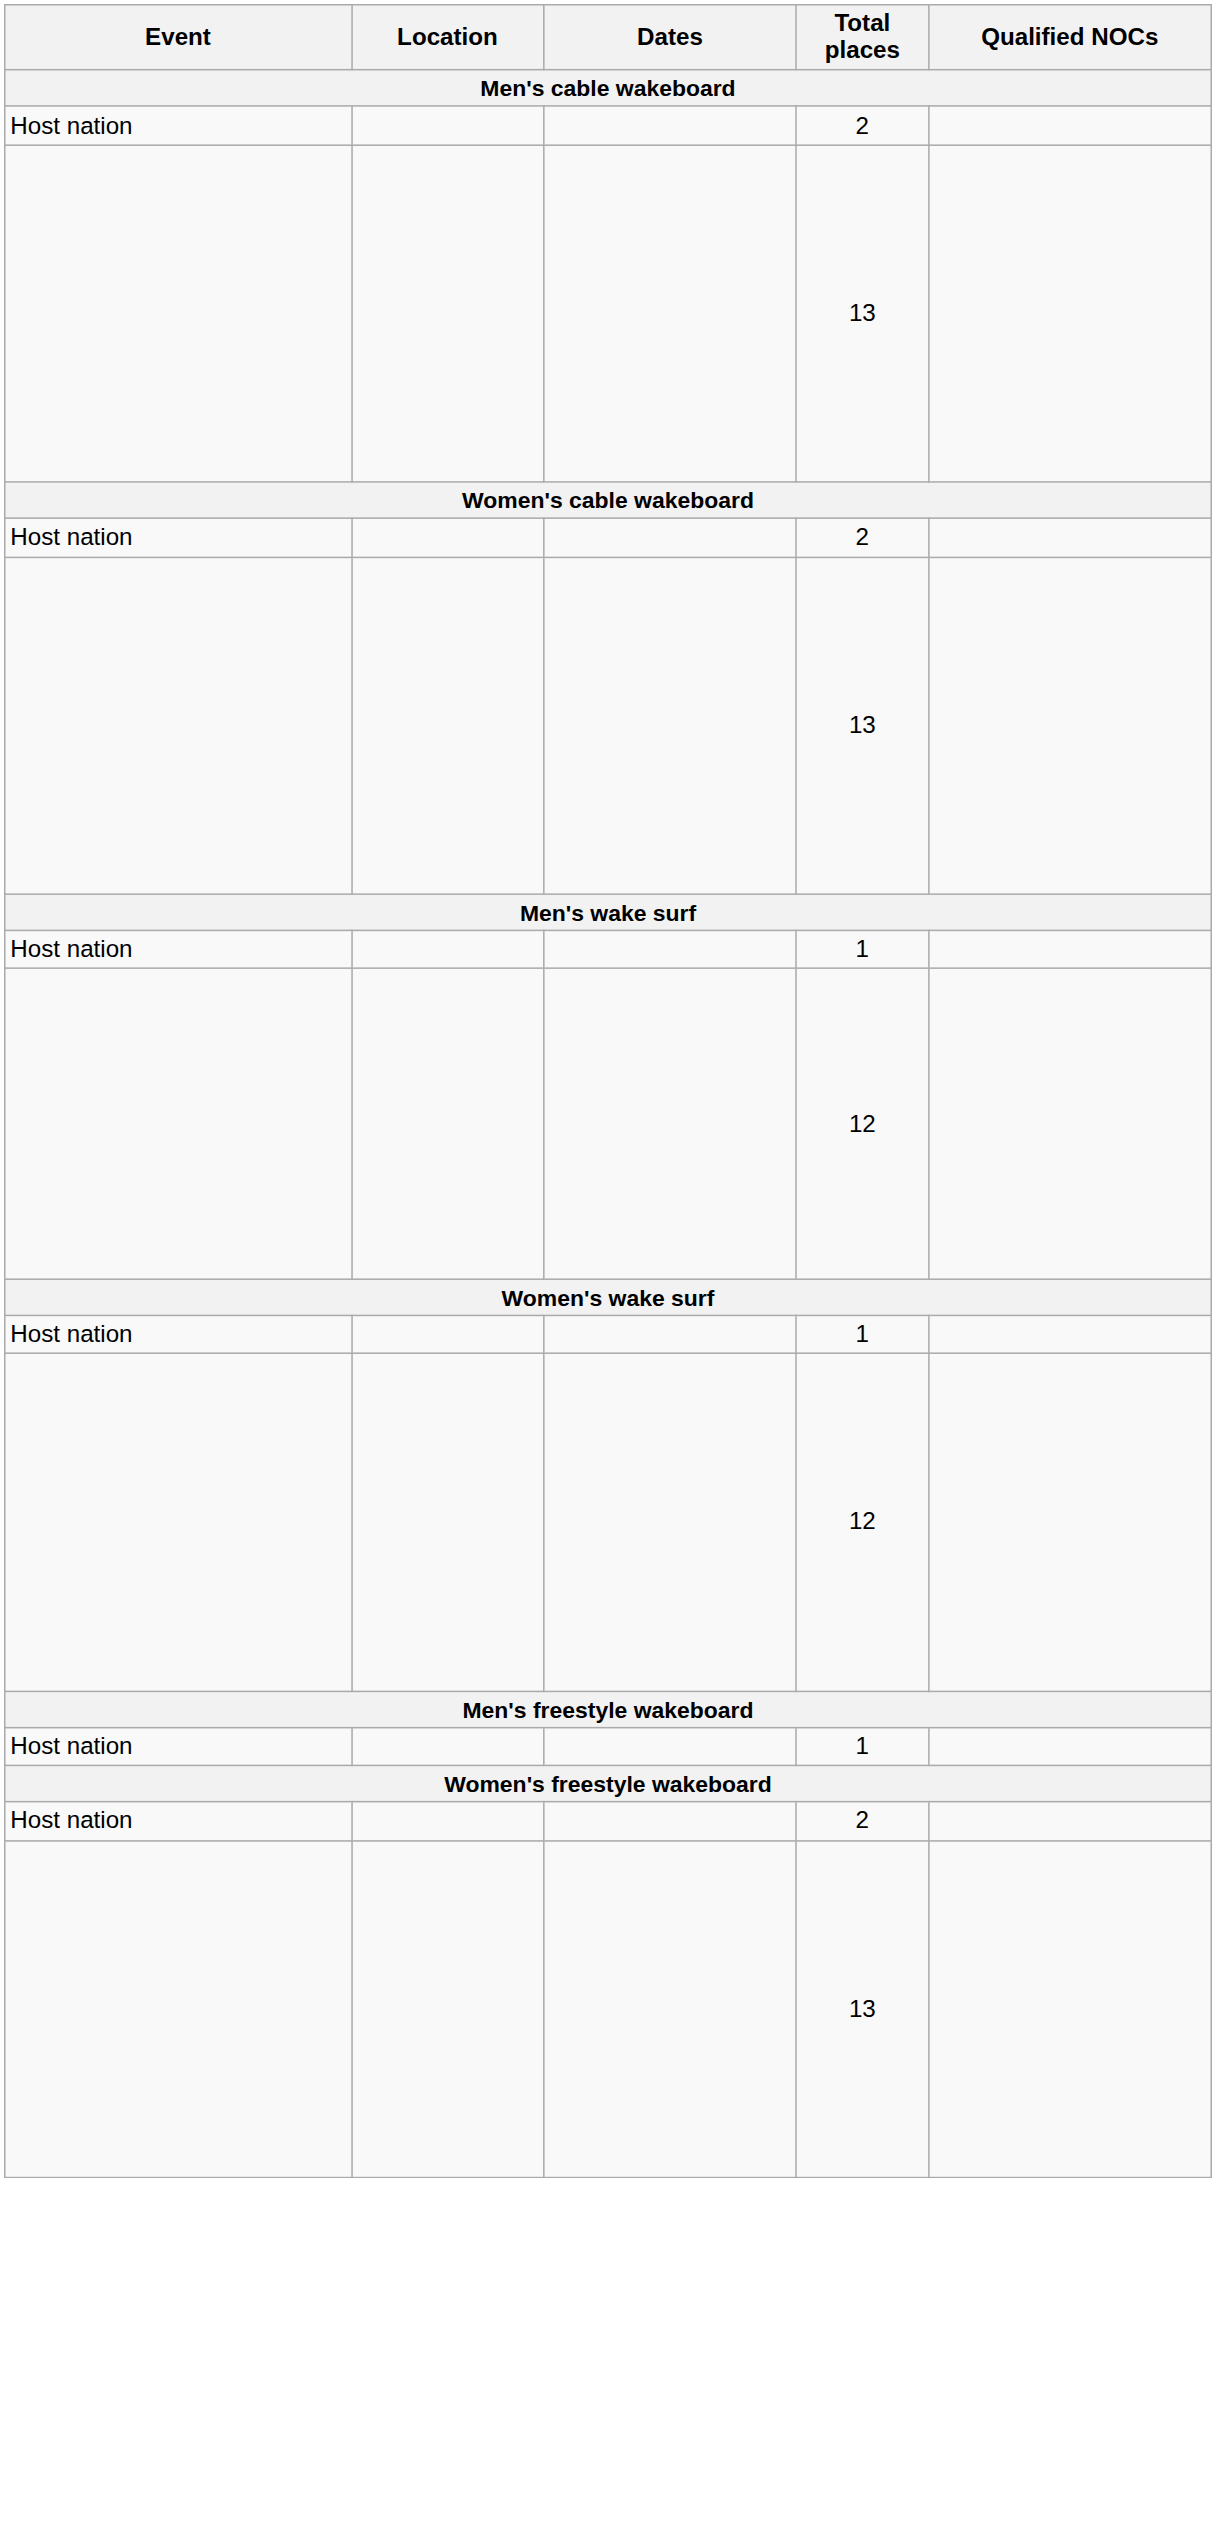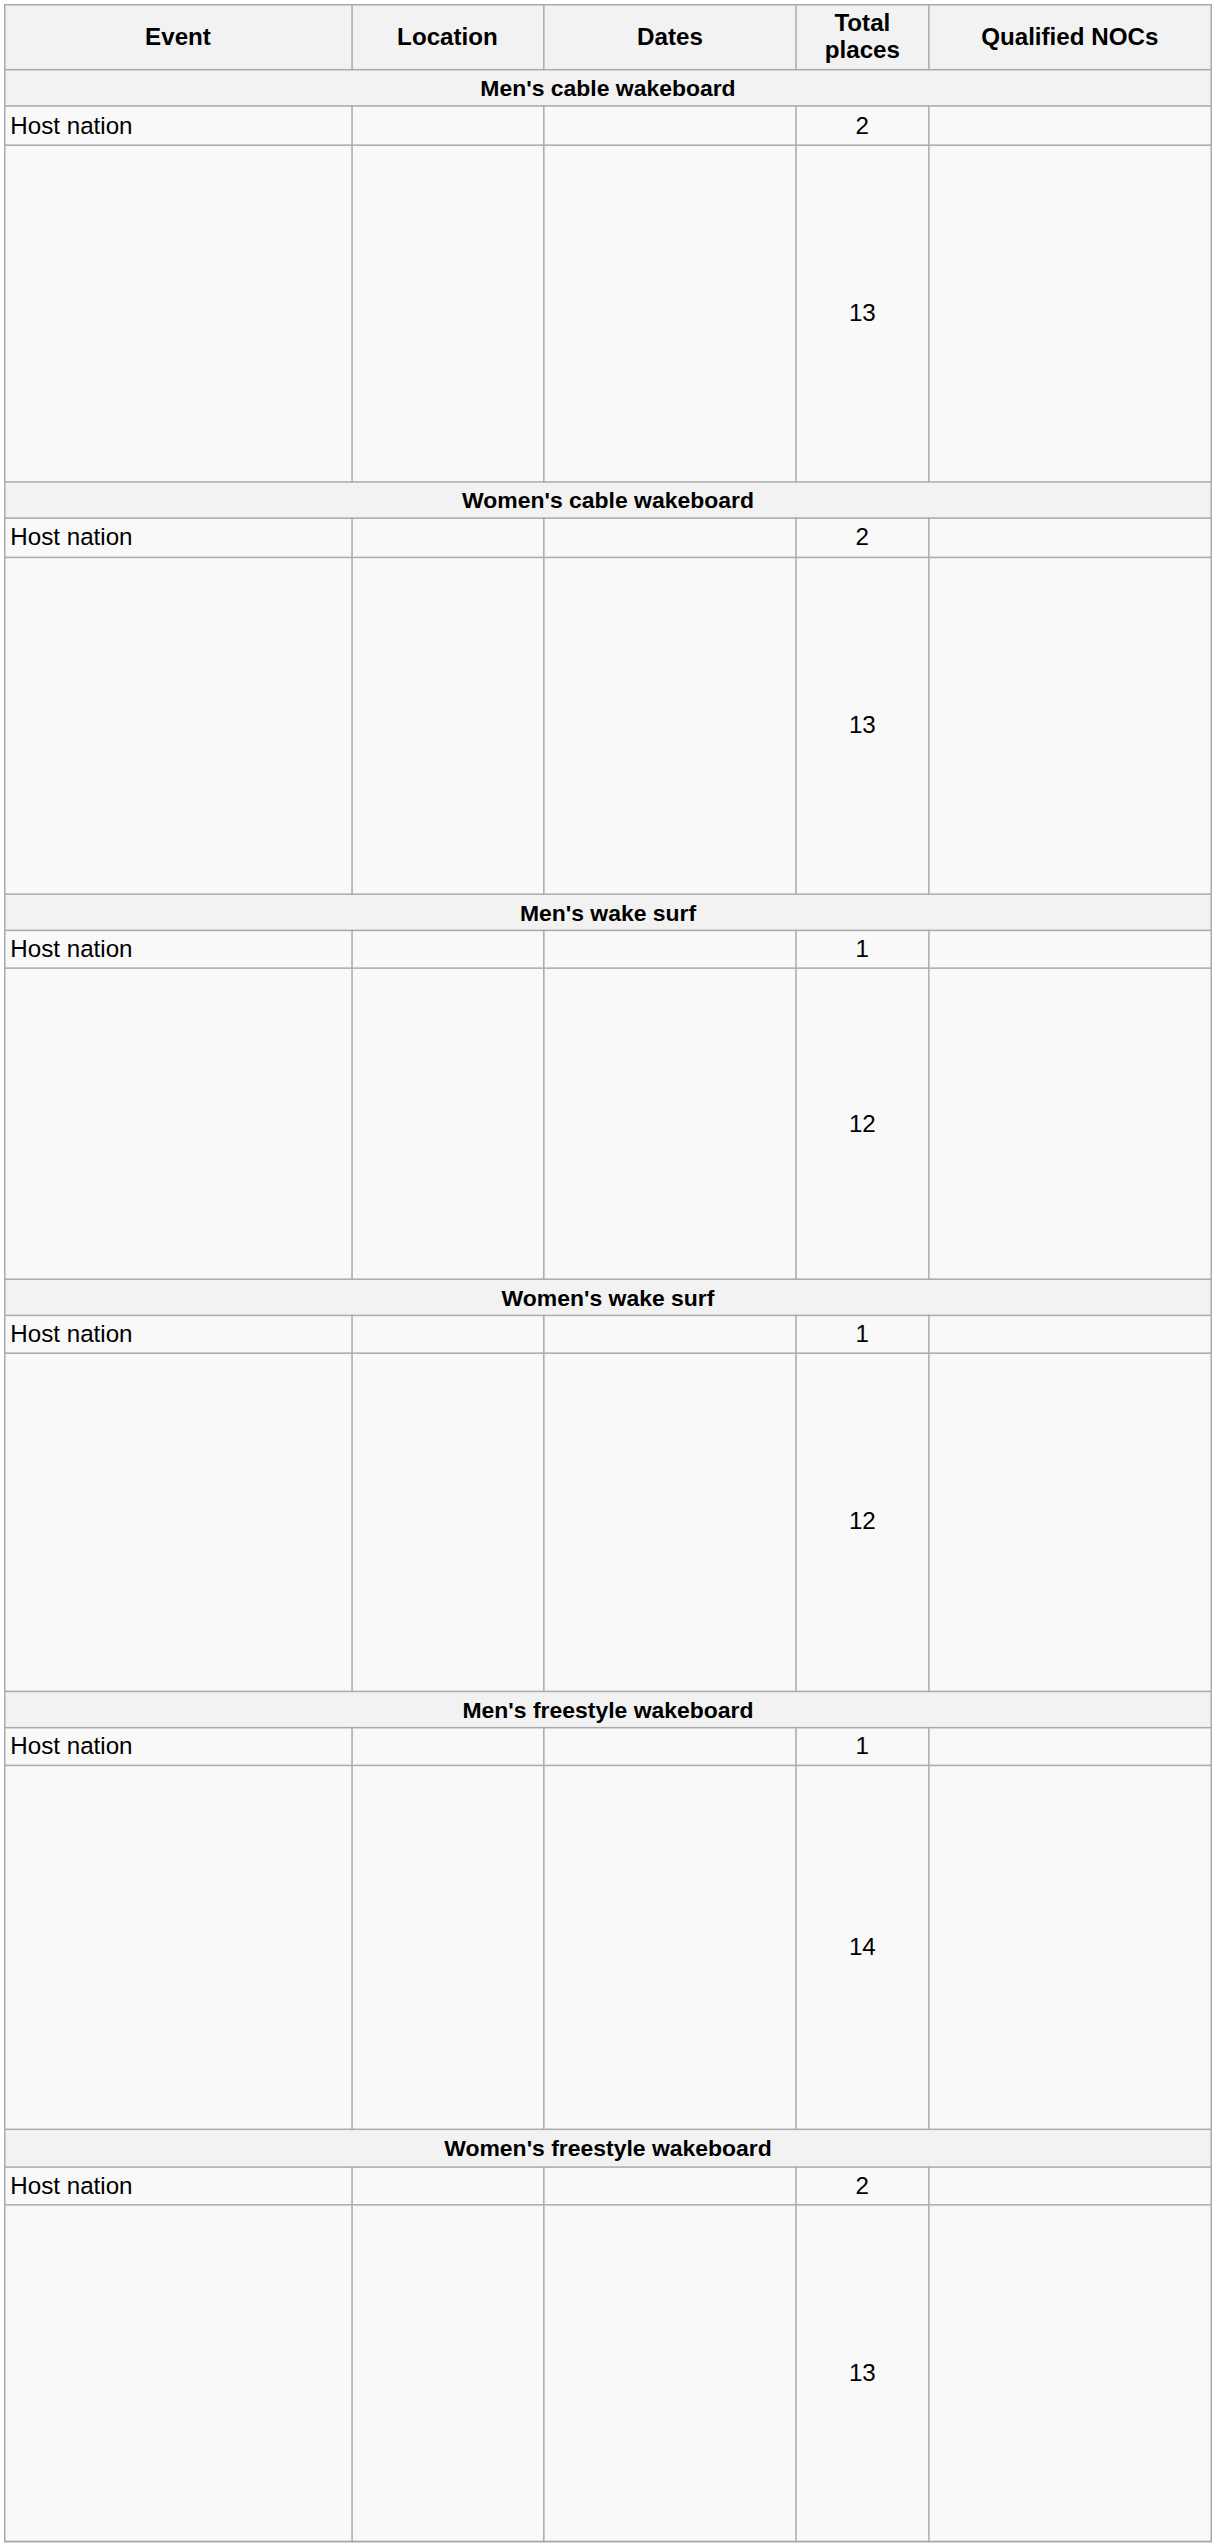+ row: (178, 1948)
